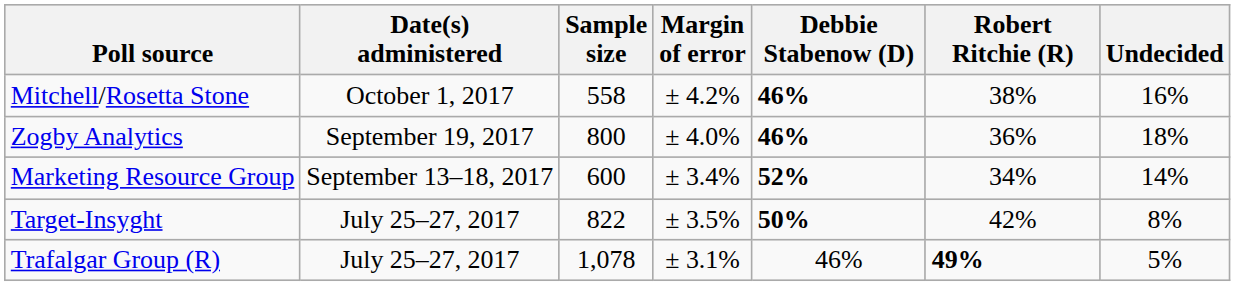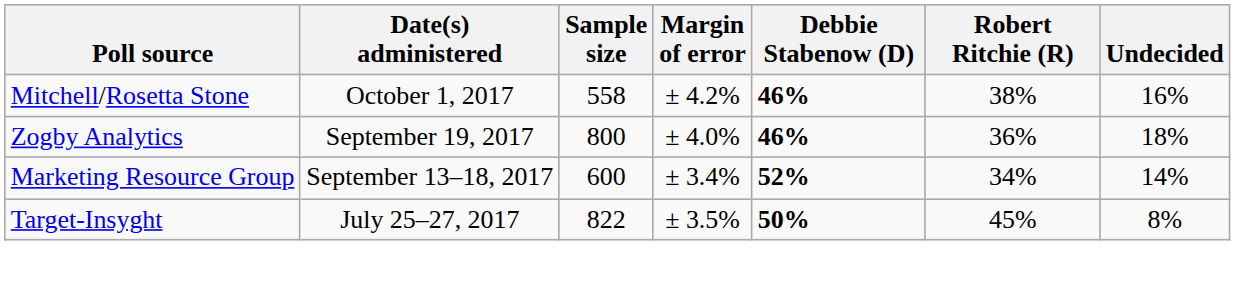(1013, 218) 42% -> (1013, 218) 45%
- row: (115, 259)
